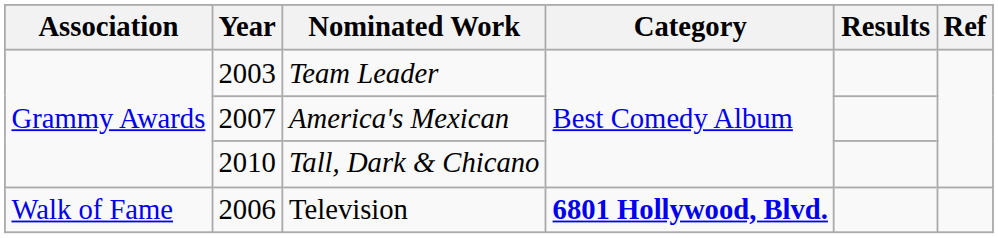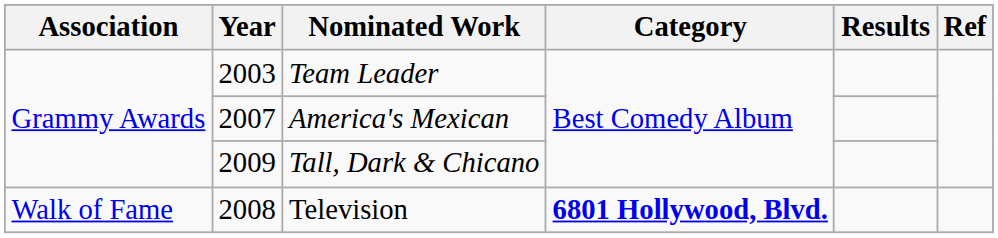(247, 163) 2010 -> (247, 163) 2009
(247, 208) 2006 -> (247, 208) 2008
